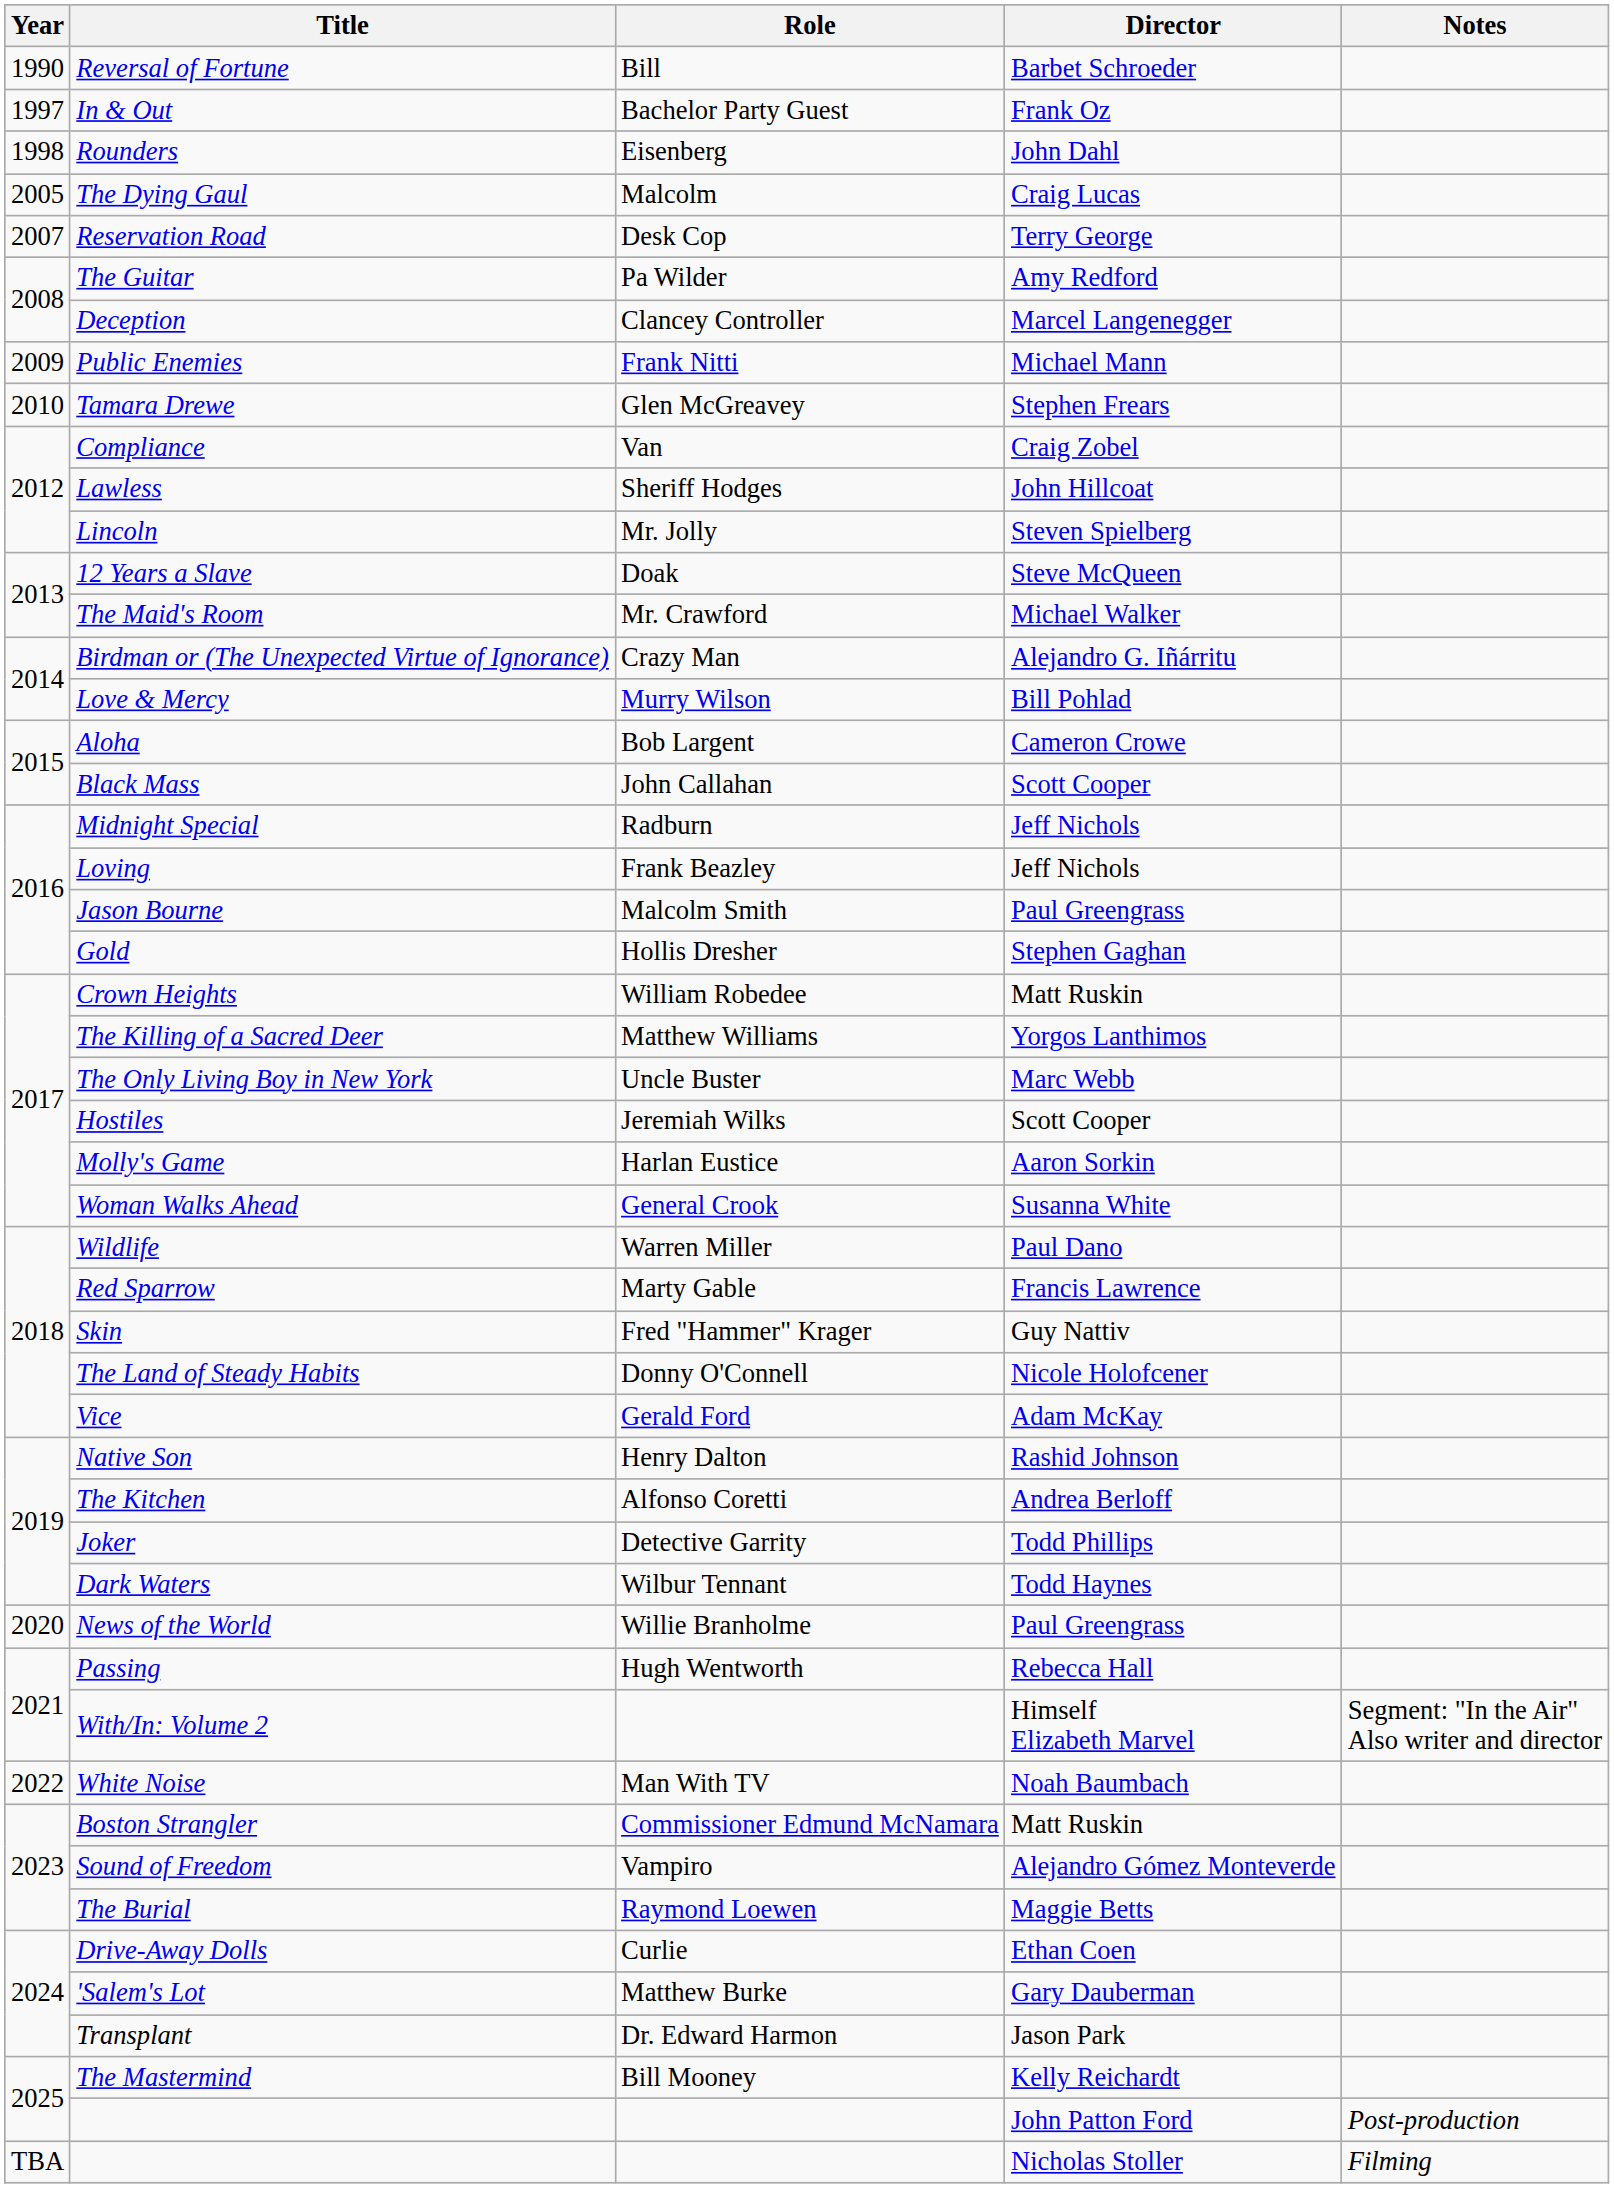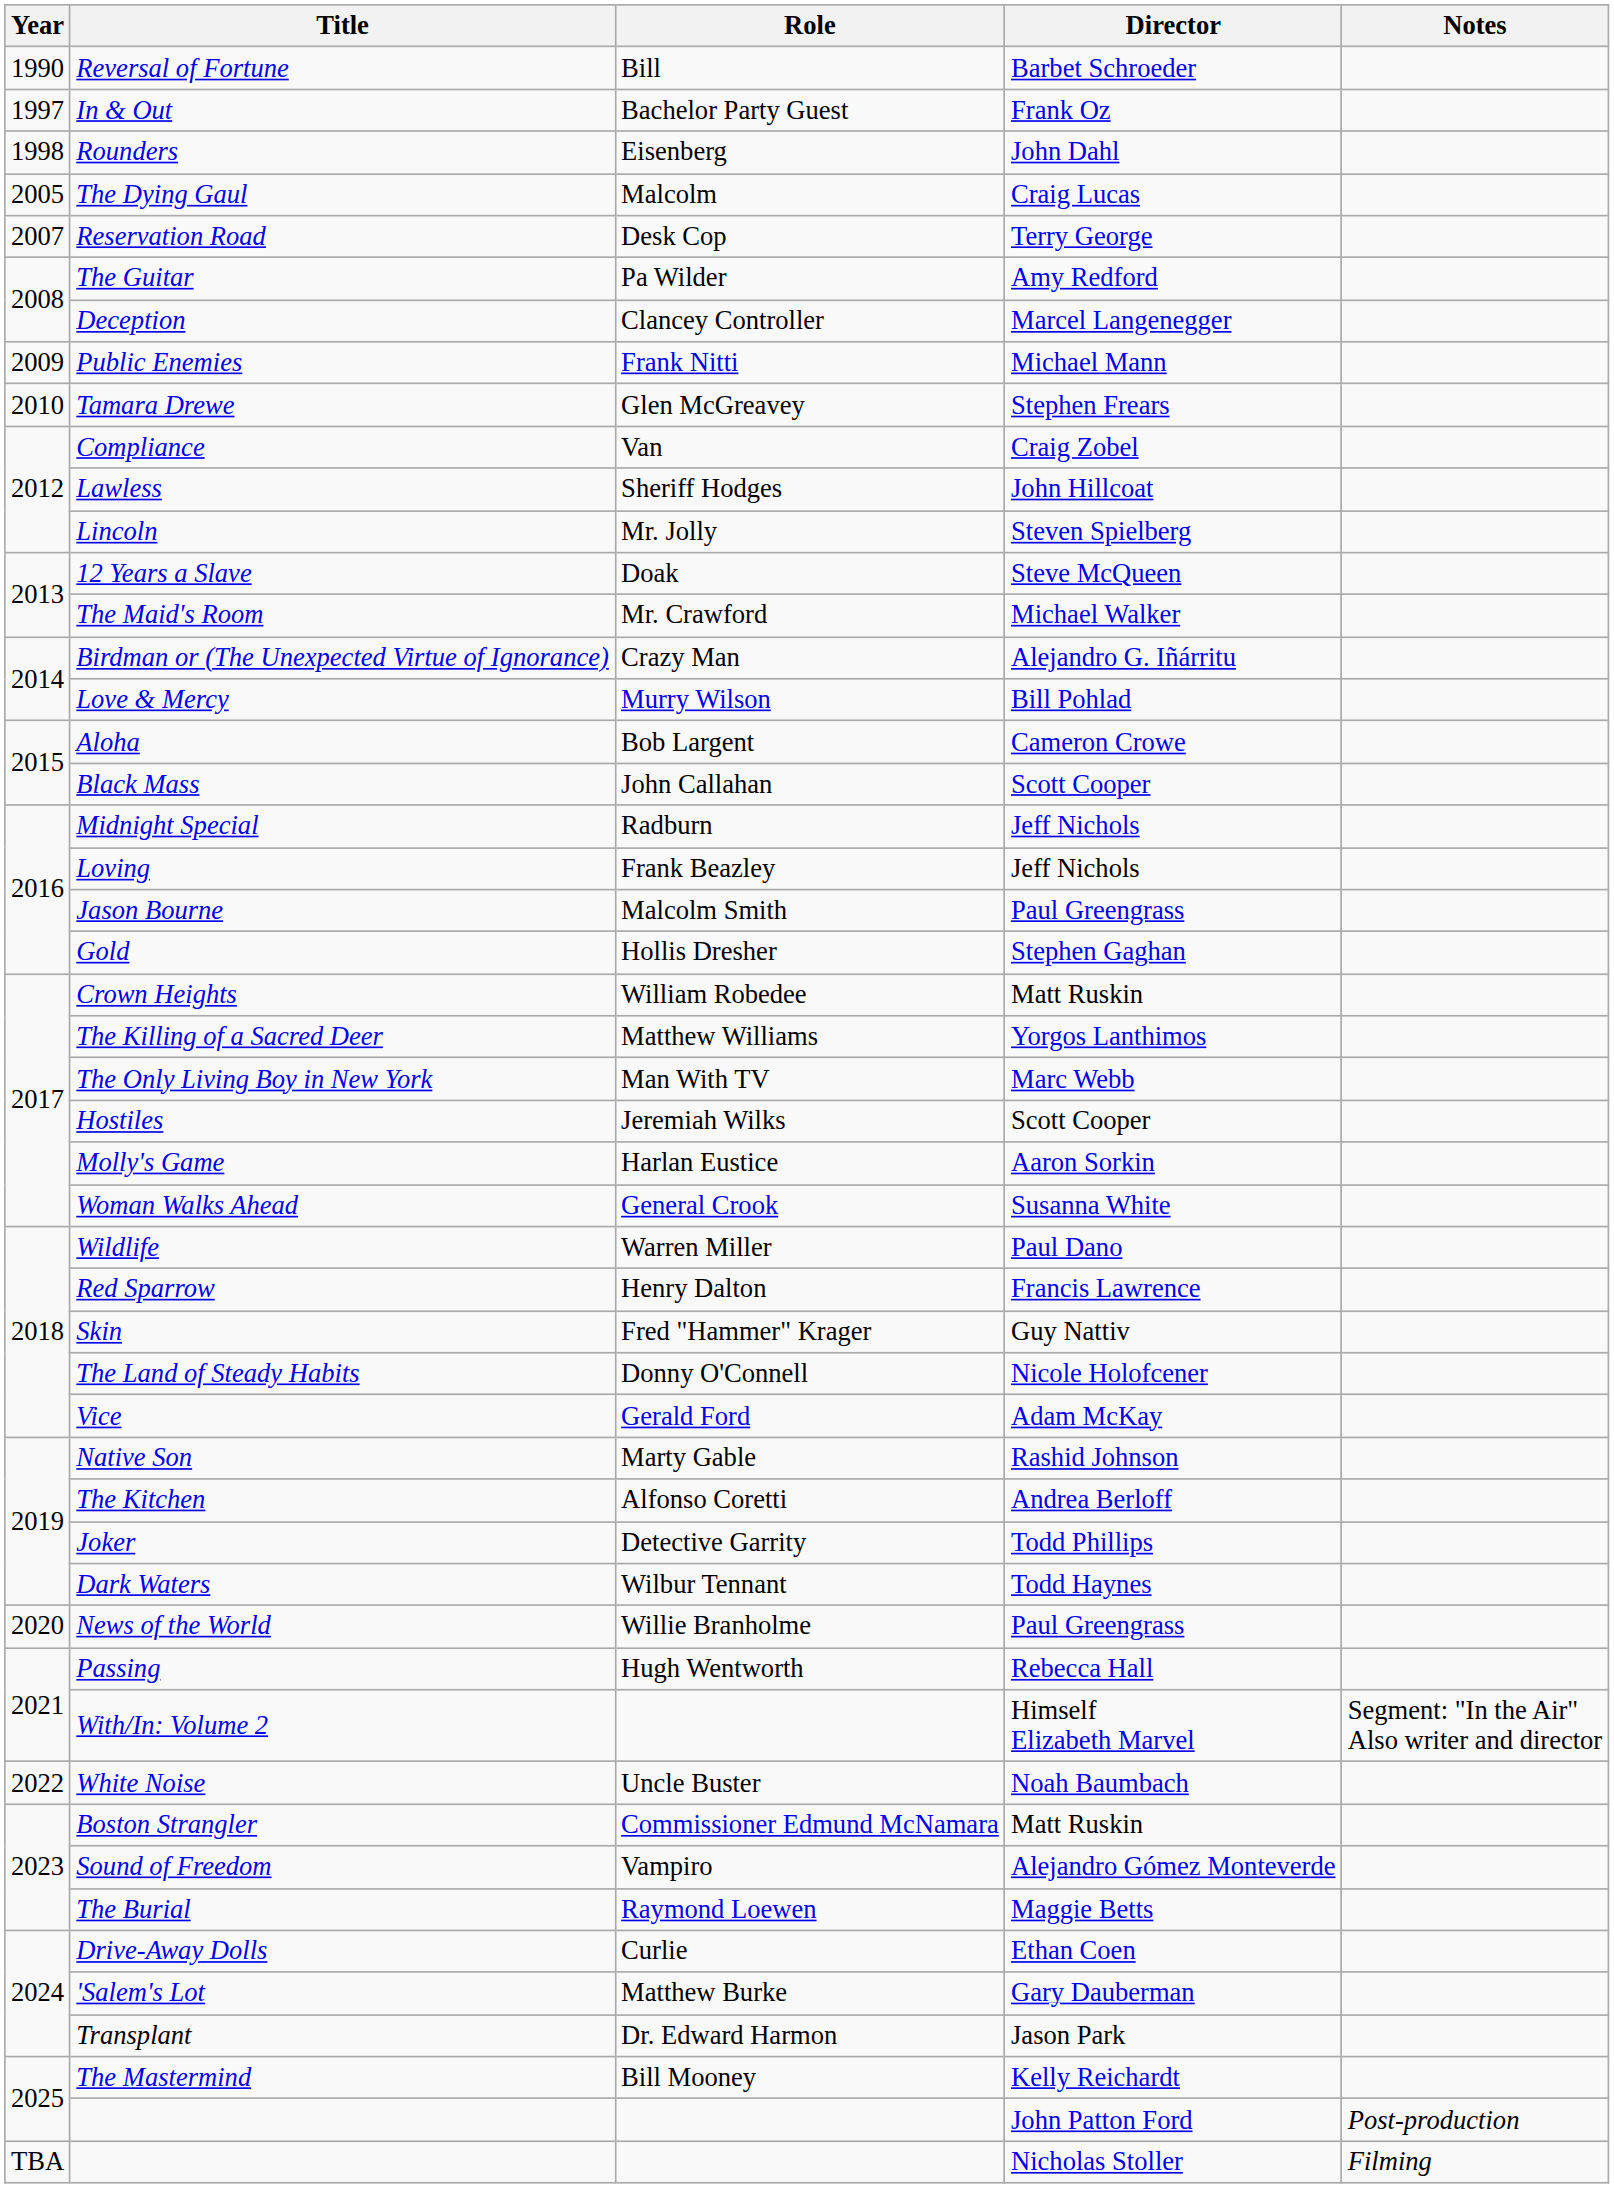(691, 1078) Uncle Buster -> (695, 1078) Man With TV
(689, 1289) Marty Gable -> (694, 1289) Henry Dalton
(694, 1457) Henry Dalton -> (689, 1457) Marty Gable
(695, 1782) Man With TV -> (691, 1782) Uncle Buster
